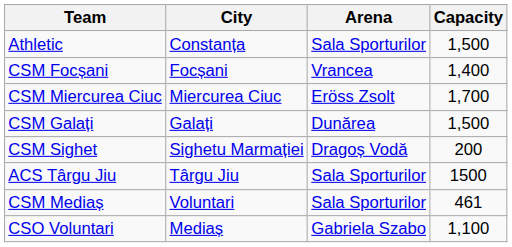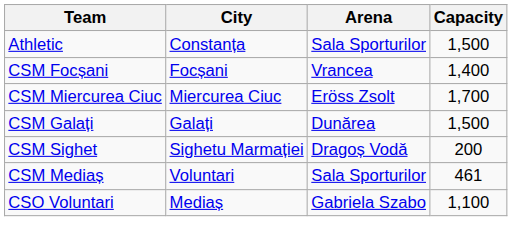- row: (62, 176)
